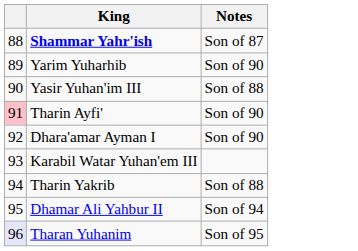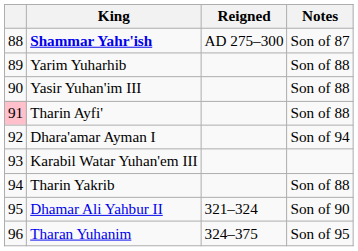+ column: (244, 16)
(234, 64) Son of 90 -> (320, 64) Son of 88
(234, 112) Son of 90 -> (320, 112) Son of 88
(234, 137) Son of 90 -> (320, 137) Son of 94
(234, 209) Son of 94 -> (320, 209) Son of 90
(16, 233) lavender background -> (16, 233) no background
